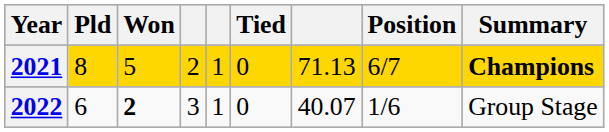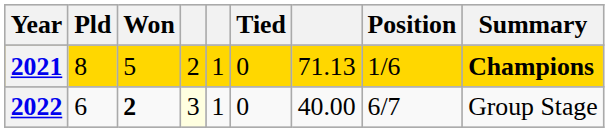(384, 65) 6/7 -> (384, 65) 1/6
(193, 106) no background -> (193, 106) lightyellow background
(327, 106) 40.07 -> (327, 106) 40.00
(384, 106) 1/6 -> (384, 106) 6/7
